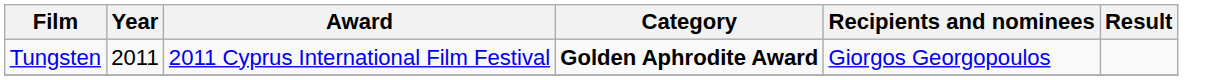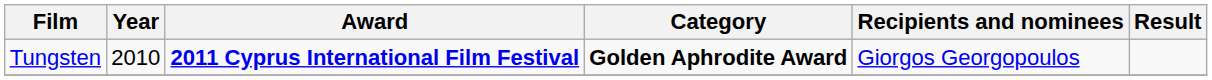(135, 57) 2011 -> (136, 57) 2010
(359, 57) normal -> (375, 57) bold
